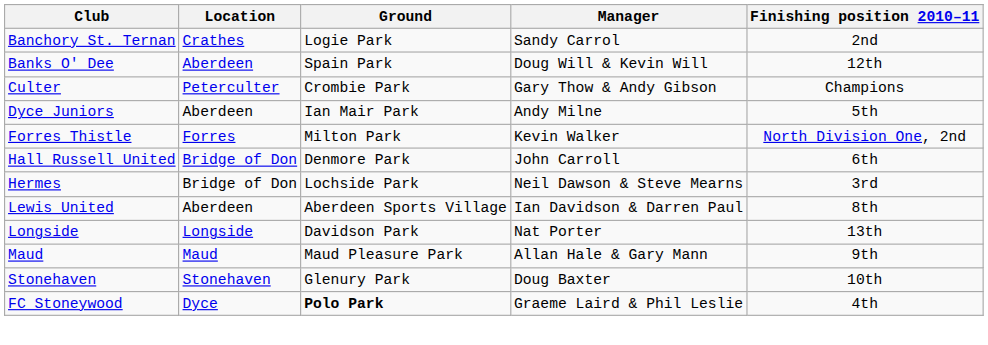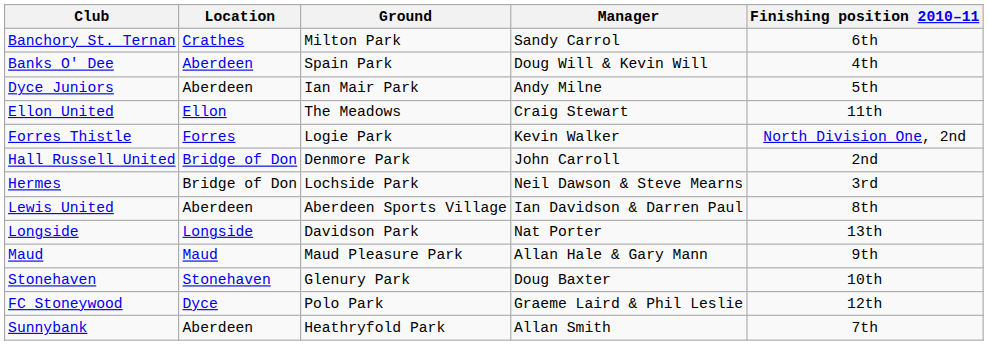(348, 40) Logie Park -> (353, 40) Milton Park
(865, 40) 2nd -> (865, 40) 6th
(865, 64) 12th -> (865, 64) 4th
- row: (35, 88)
+ row: (61, 112)
(353, 136) Milton Park -> (348, 136) Logie Park
(865, 160) 6th -> (865, 160) 2nd
(344, 304) bold -> (344, 304) normal
(865, 304) 4th -> (865, 304) 12th
+ row: (48, 328)
